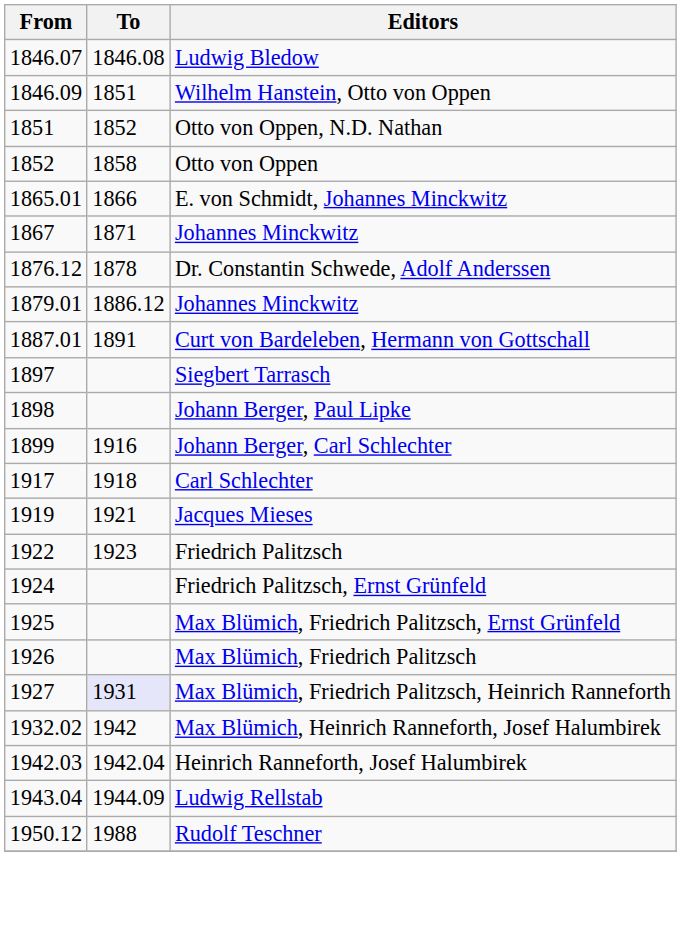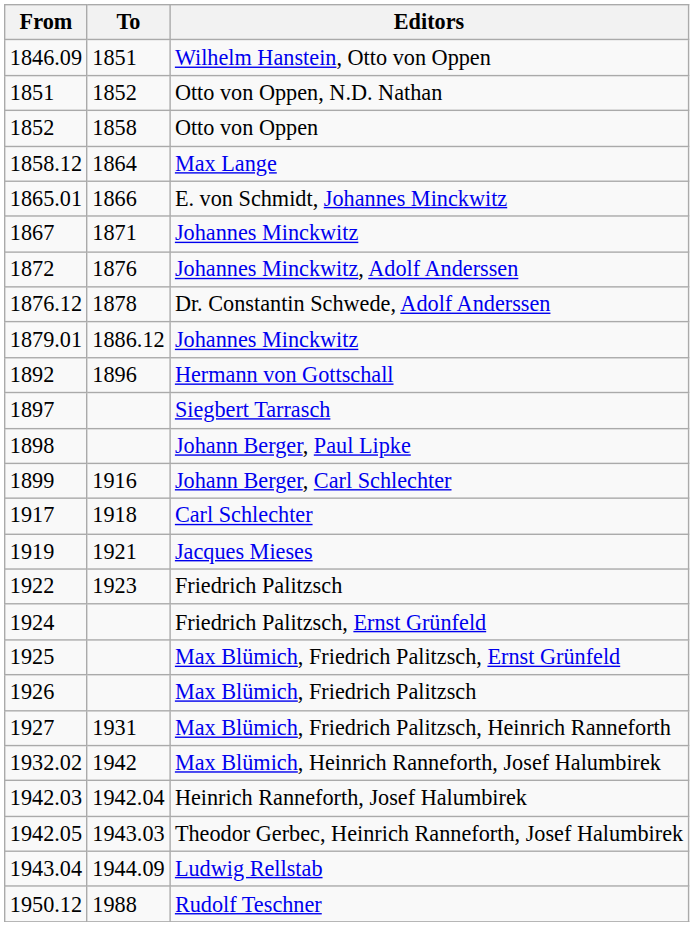- row: (46, 57)
+ row: (46, 163)
+ row: (32, 269)
- row: (46, 339)
+ row: (32, 374)
(115, 692) lavender background -> (115, 727) no background
+ row: (46, 833)
